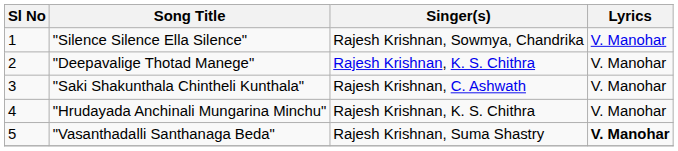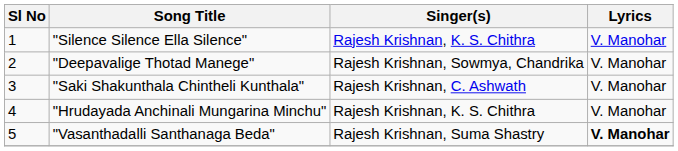(459, 39) Rajesh Krishnan, Sowmya, Chandrika -> (434, 39) Rajesh Krishnan, K. S. Chithra
(434, 63) Rajesh Krishnan, K. S. Chithra -> (459, 63) Rajesh Krishnan, Sowmya, Chandrika
